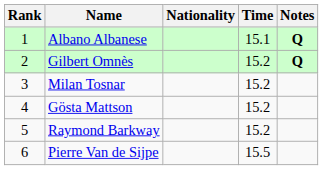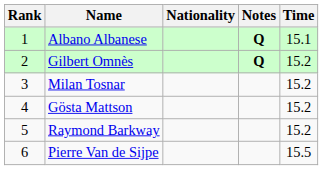columns swapped: (258, 15) <-> (297, 15)
